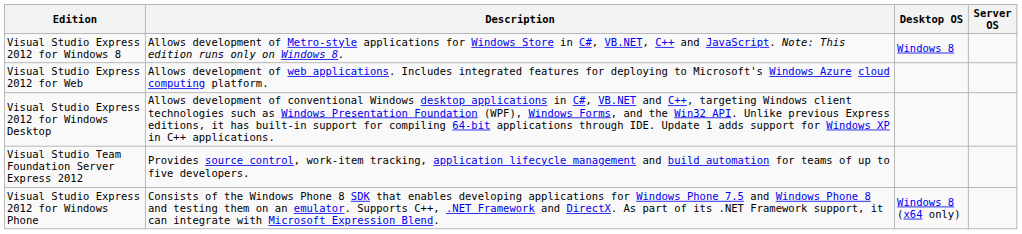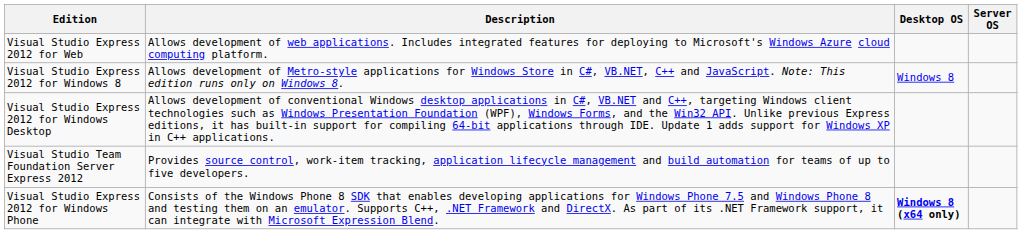rows swapped: (73, 78) <-> (73, 48)
(929, 208) normal -> (929, 208) bold
